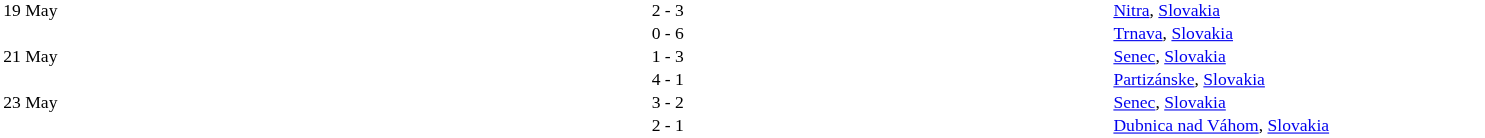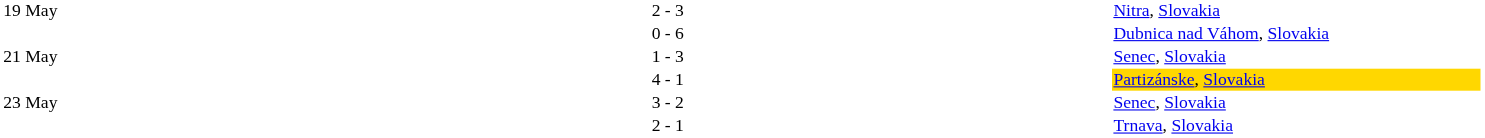(1173, 33) Trnava, Slovakia -> (1221, 33) Dubnica nad Váhom, Slovakia
(1189, 79) no background -> (1189, 79) gold background
(1221, 125) Dubnica nad Váhom, Slovakia -> (1173, 125) Trnava, Slovakia
